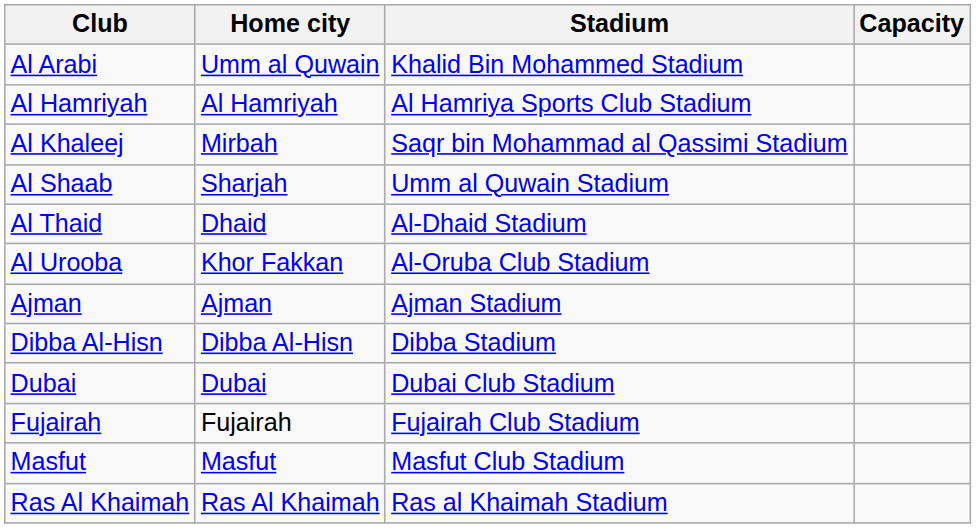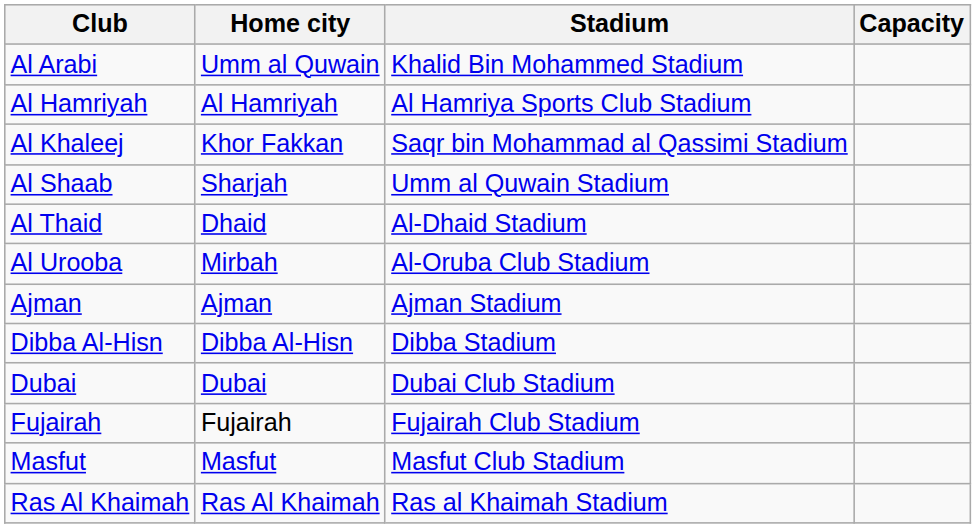(239, 143) Mirbah -> (272, 143) Khor Fakkan
(272, 263) Khor Fakkan -> (239, 263) Mirbah
